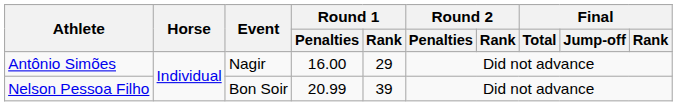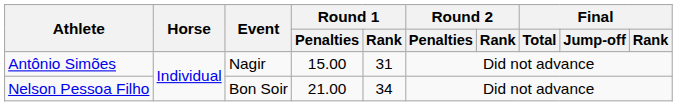(327, 64) 16.00 -> (327, 64) 15.00
(384, 64) 29 -> (384, 64) 31
(327, 89) 20.99 -> (327, 89) 21.00
(384, 89) 39 -> (384, 89) 34
